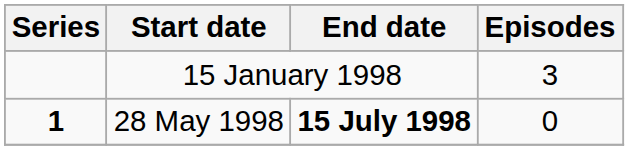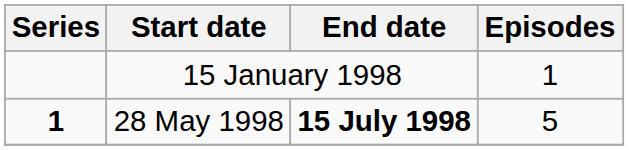(550, 74) 3 -> (550, 74) 1
(550, 121) 0 -> (550, 121) 5
